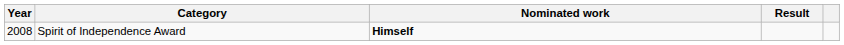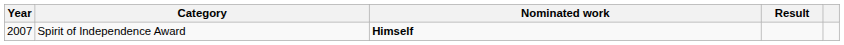(20, 31) 2008 -> (20, 31) 2007
